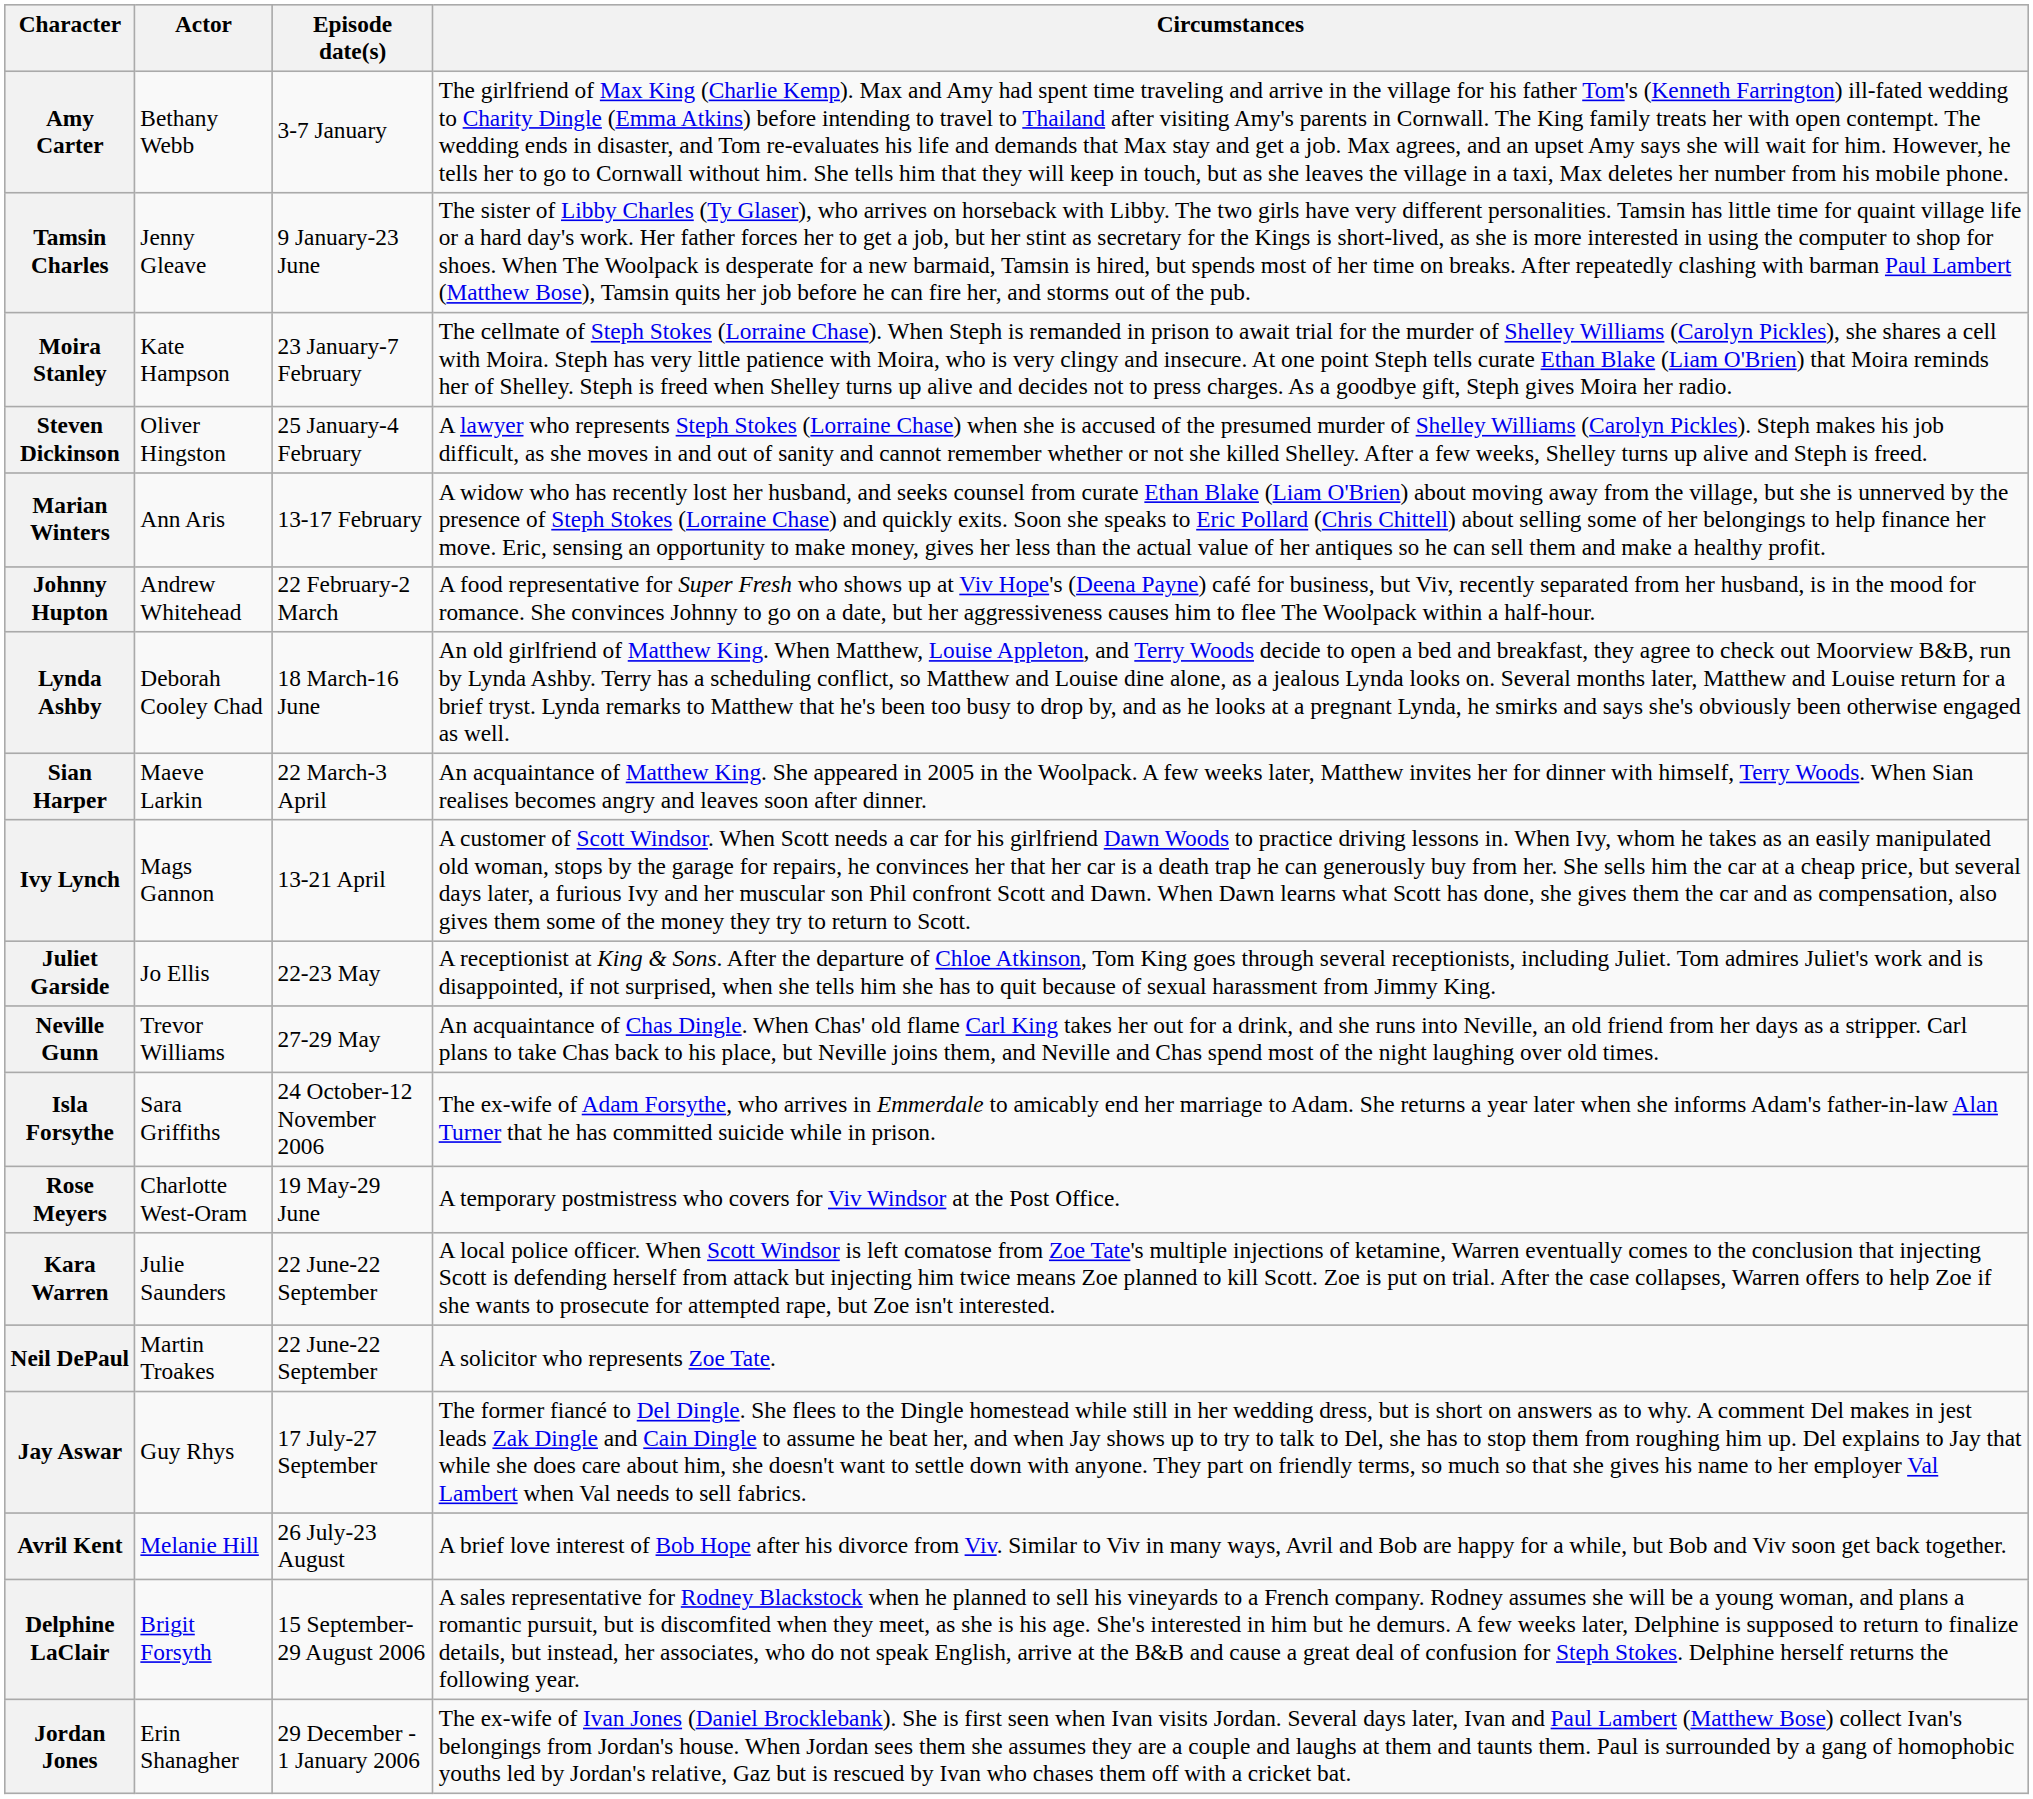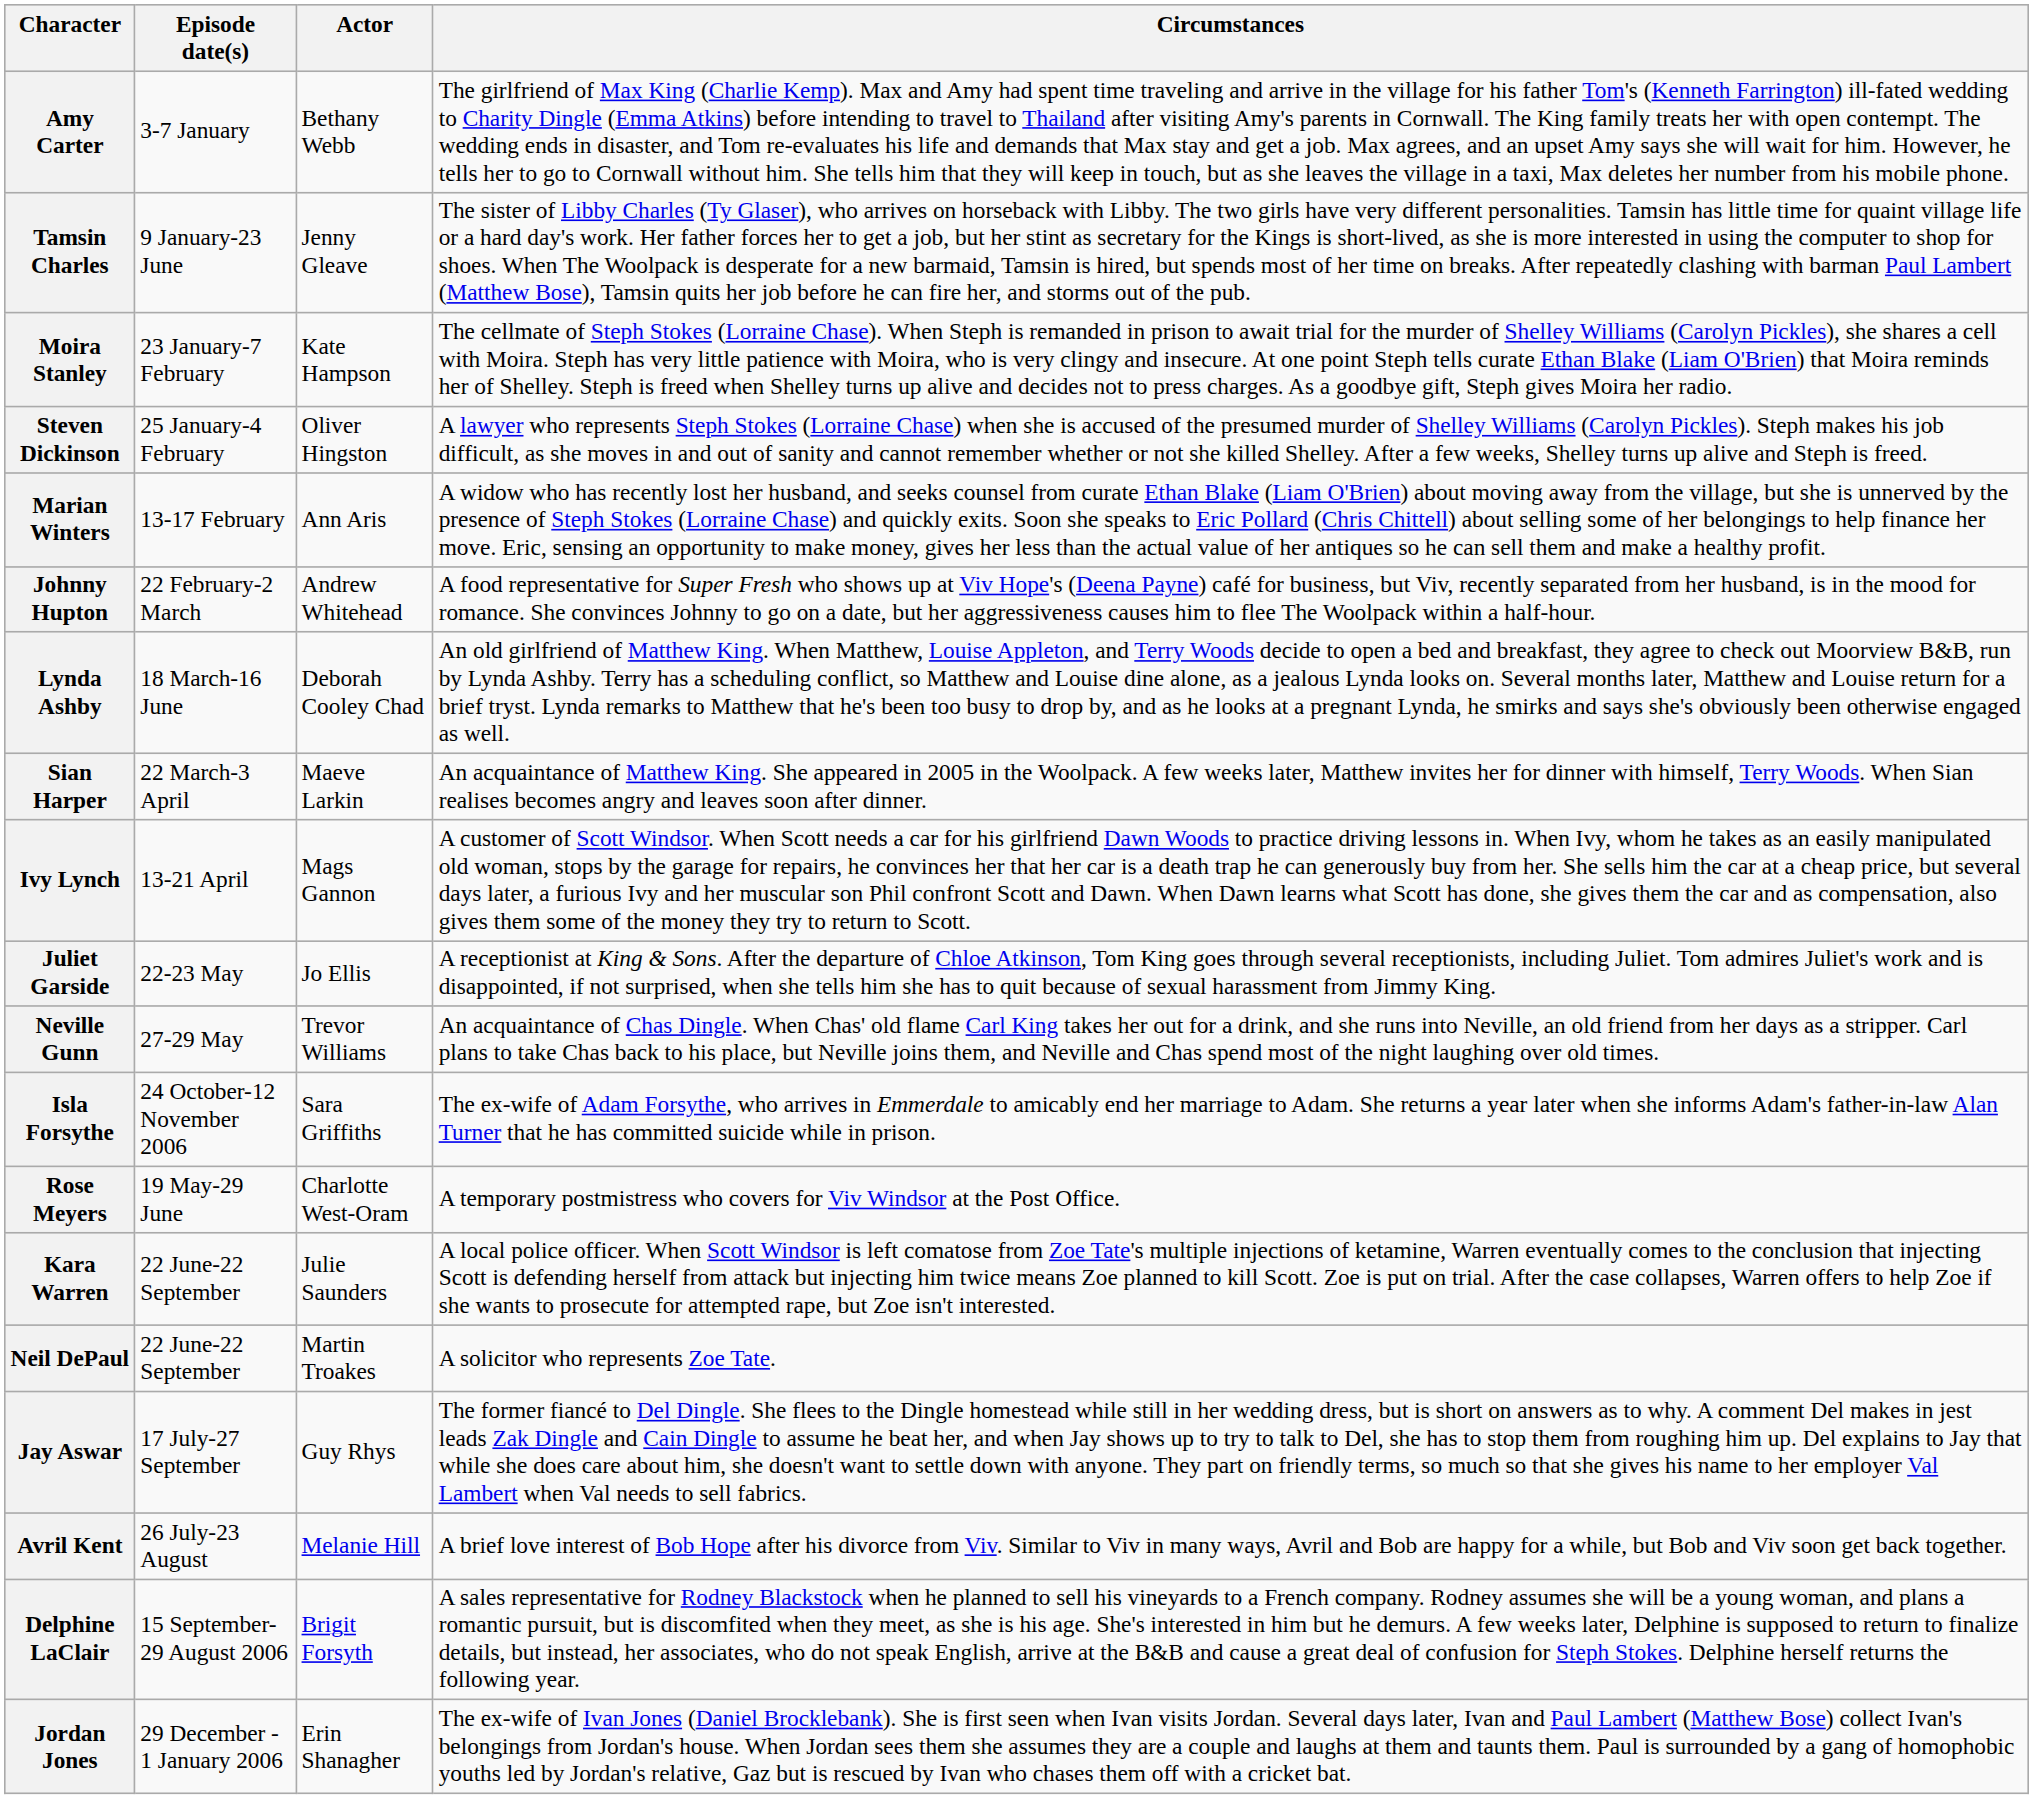columns swapped: (353, 37) <-> (203, 24)
